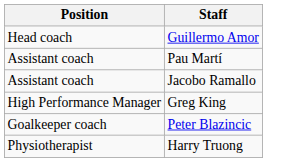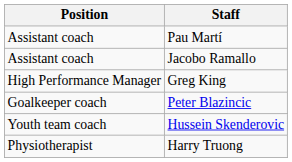- row: (213, 37)
+ row: (226, 124)
